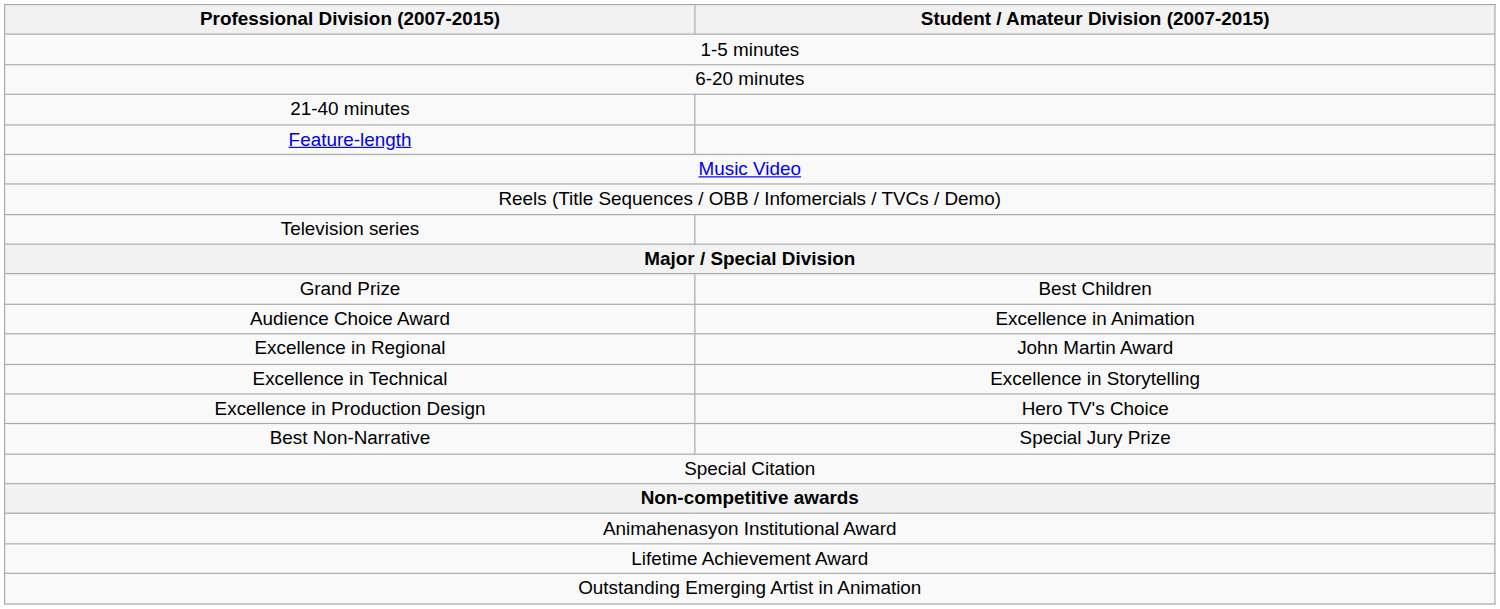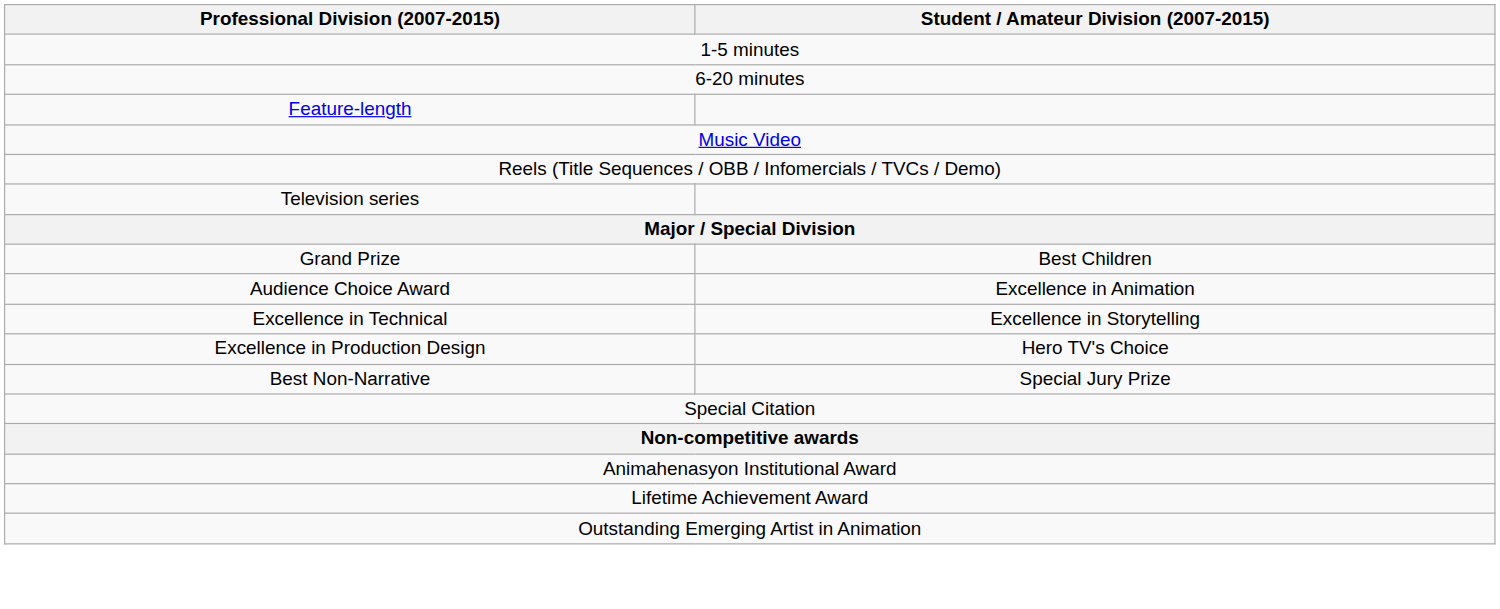- row: (350, 109)
- row: (350, 348)
